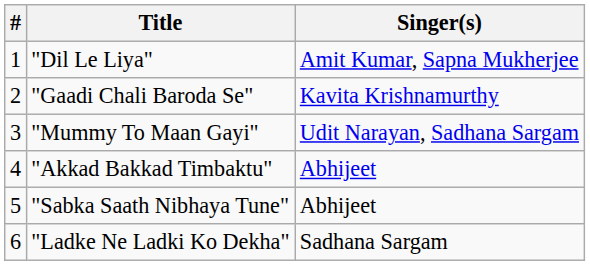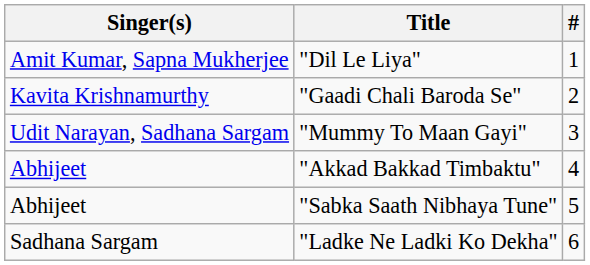columns swapped: (15, 22) <-> (439, 22)
